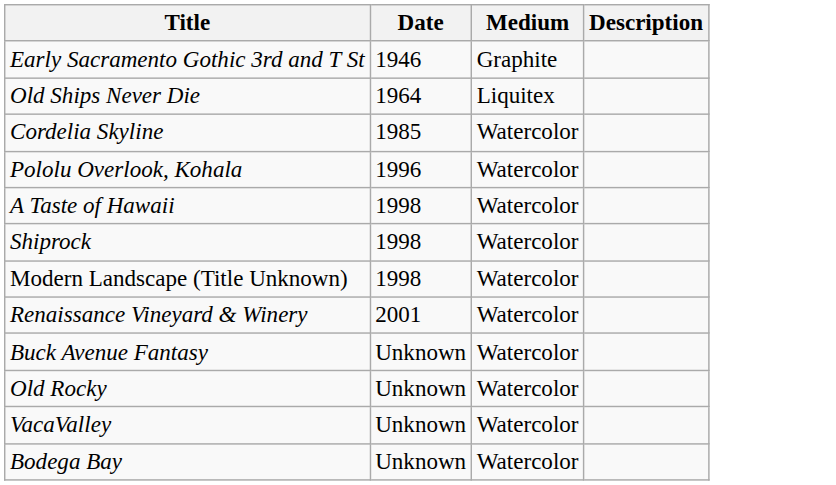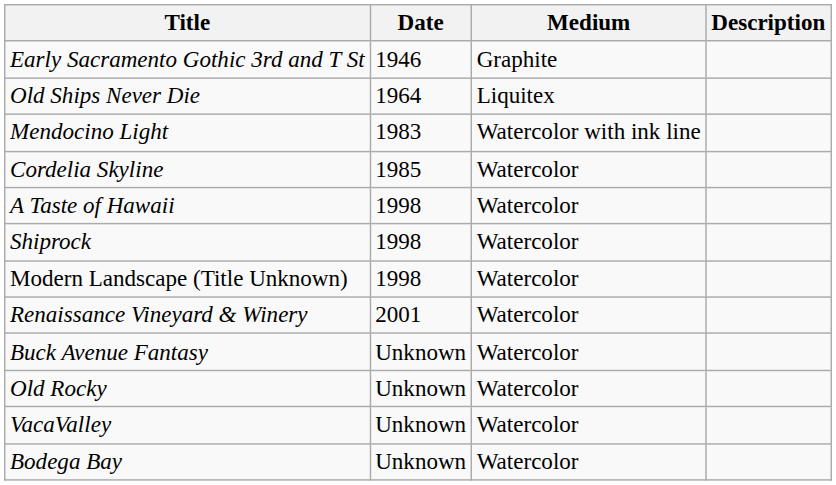+ row: (89, 132)
- row: (126, 168)
